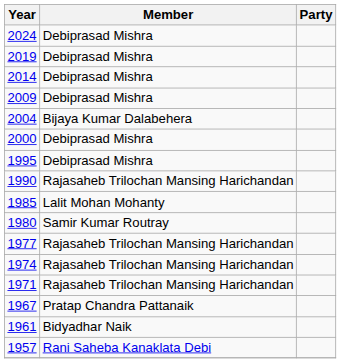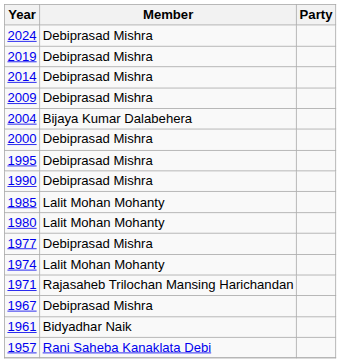(168, 181) Rajasaheb Trilochan Mansing Harichandan -> (98, 181) Debiprasad Mishra
(106, 222) Samir Kumar Routray -> (104, 222) Lalit Mohan Mohanty
(168, 243) Rajasaheb Trilochan Mansing Harichandan -> (98, 243) Debiprasad Mishra
(168, 264) Rajasaheb Trilochan Mansing Harichandan -> (104, 264) Lalit Mohan Mohanty
(118, 306) Pratap Chandra Pattanaik -> (98, 306) Debiprasad Mishra
